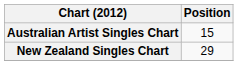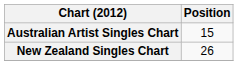(207, 51) 29 -> (207, 51) 26
